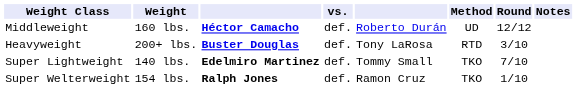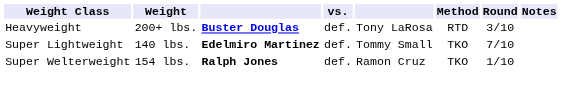- row: (47, 28)
